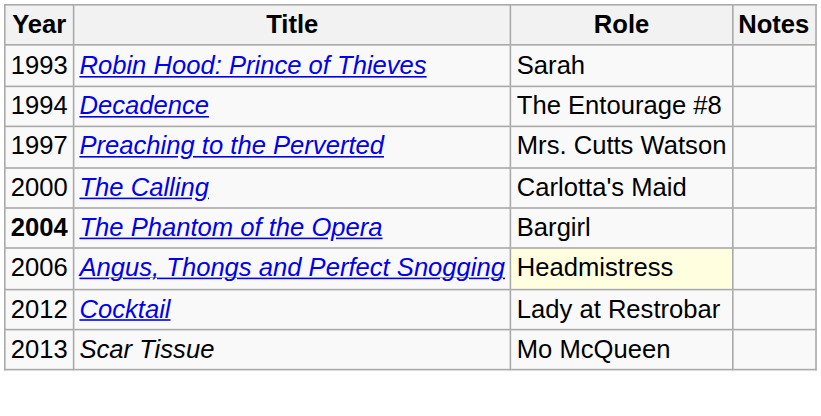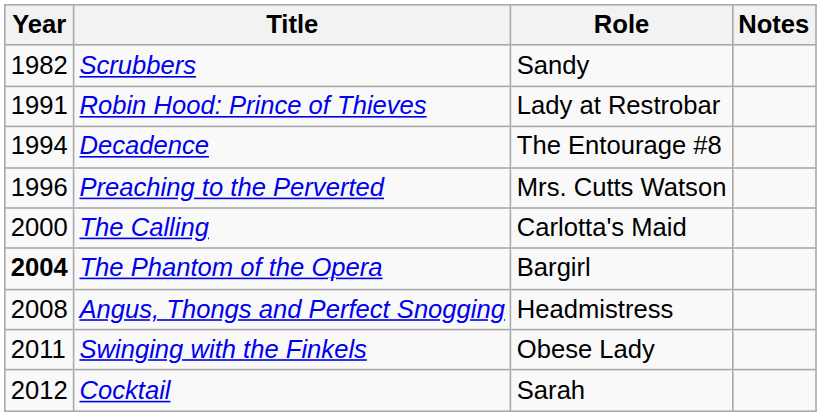+ row: (138, 65)
(39, 65) 1993 -> (39, 106) 1991
(551, 65) Sarah -> (619, 106) Lady at Restrobar
(39, 146) 1997 -> (39, 187) 1996
(39, 268) 2006 -> (39, 308) 2008
(595, 268) lightyellow background -> (595, 308) no background
+ row: (223, 349)
(619, 308) Lady at Restrobar -> (551, 390) Sarah
- row: (147, 349)
